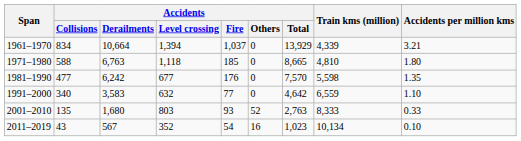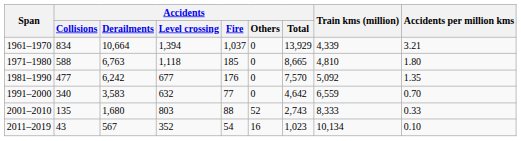(328, 77) 5,598 -> (328, 77) 5,092
(412, 94) 1.10 -> (412, 94) 0.70
(229, 110) 93 -> (229, 110) 88
(296, 110) 2,763 -> (296, 110) 2,743
